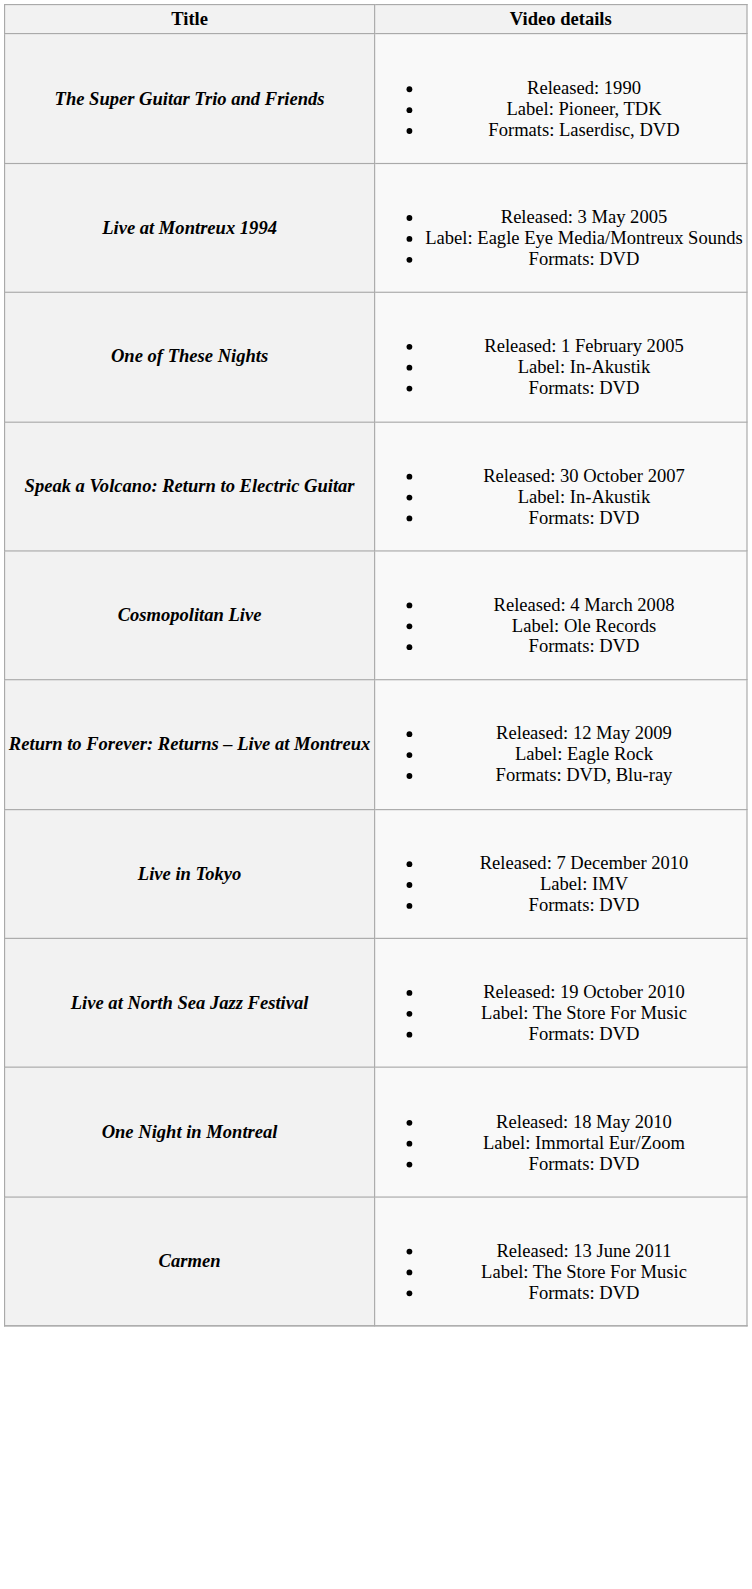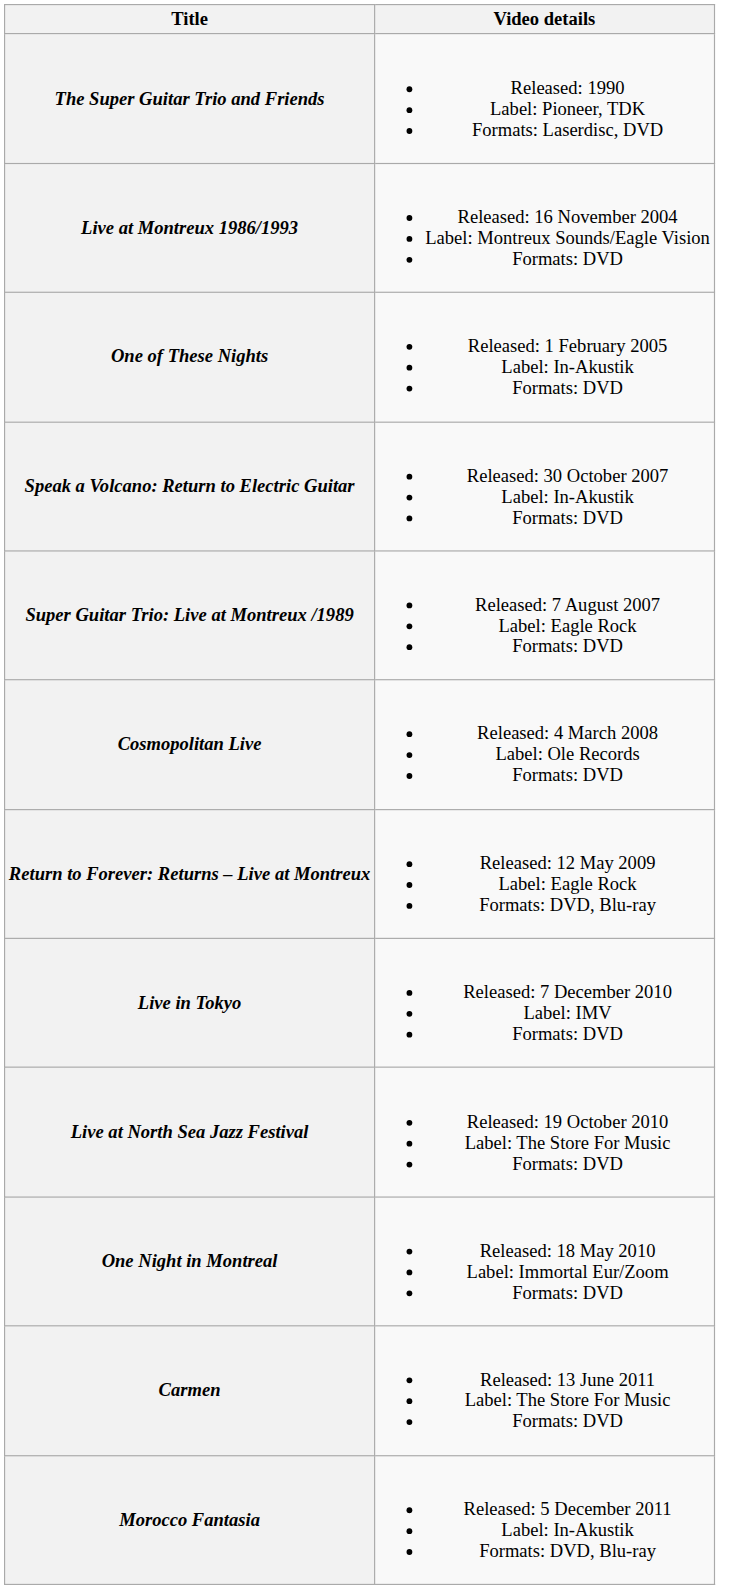+ row: (190, 227)
- row: (190, 227)
+ row: (190, 615)
+ row: (190, 1519)
